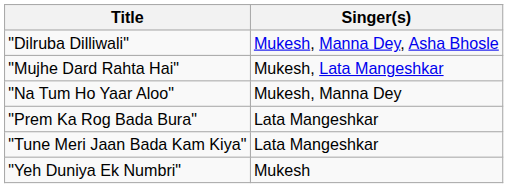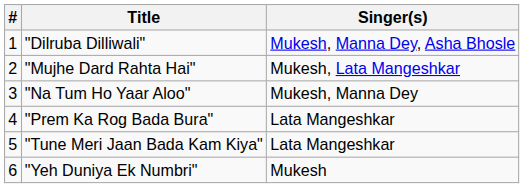+ column: (13, 17)
